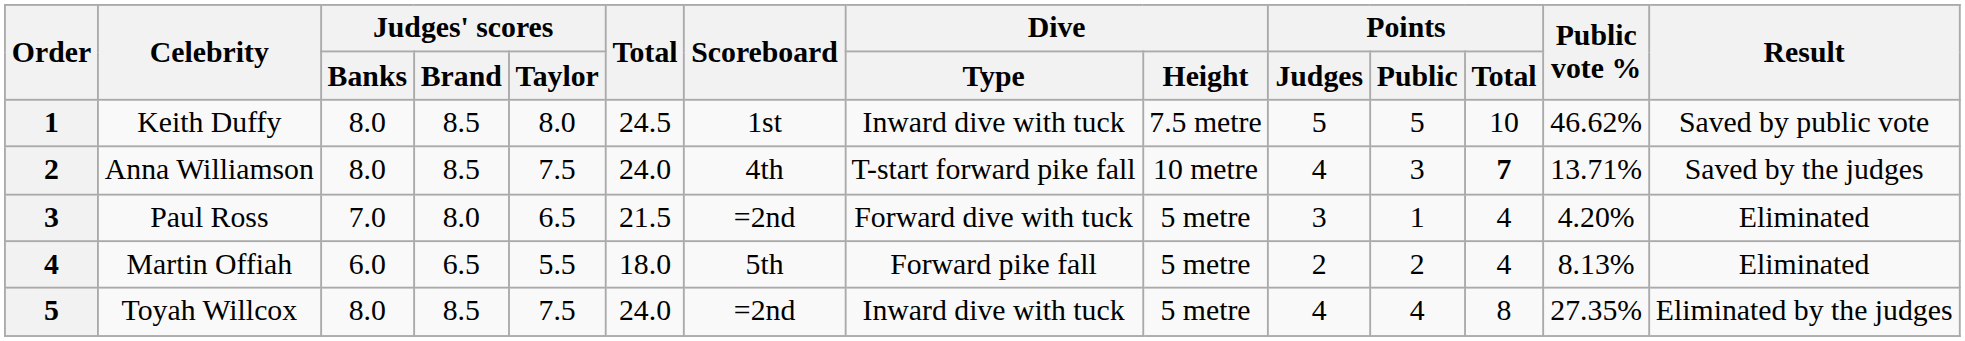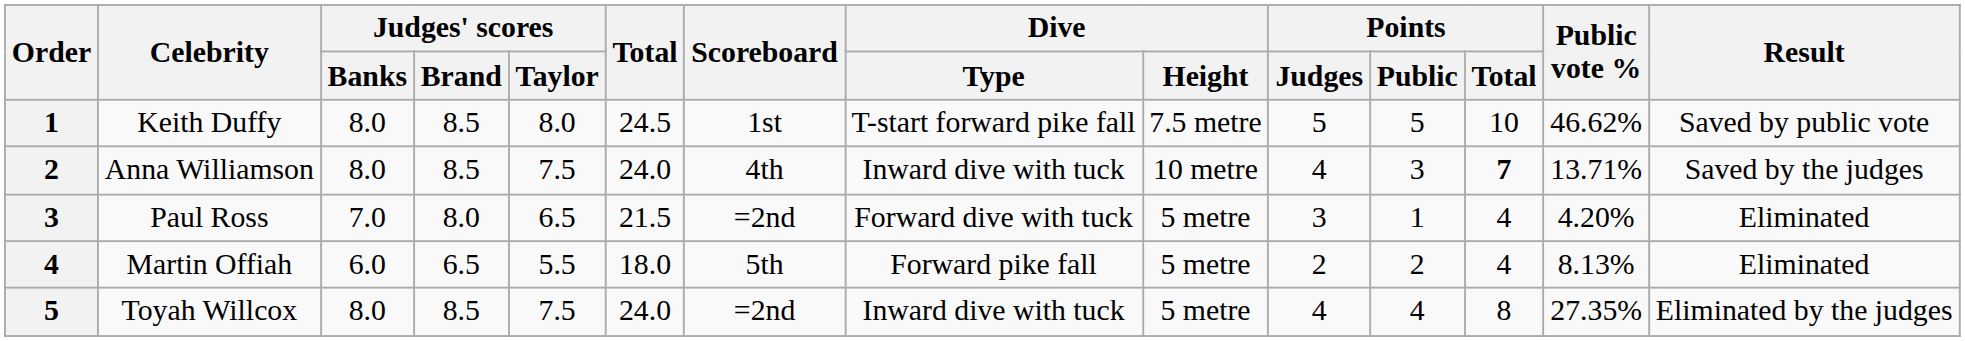(994, 122) Inward dive with tuck -> (994, 122) T-start forward pike fall
(994, 169) T-start forward pike fall -> (994, 169) Inward dive with tuck
